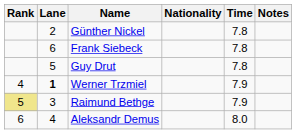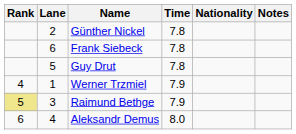columns swapped: (193, 13) <-> (240, 13)
(53, 84) bold -> (53, 84) normal
